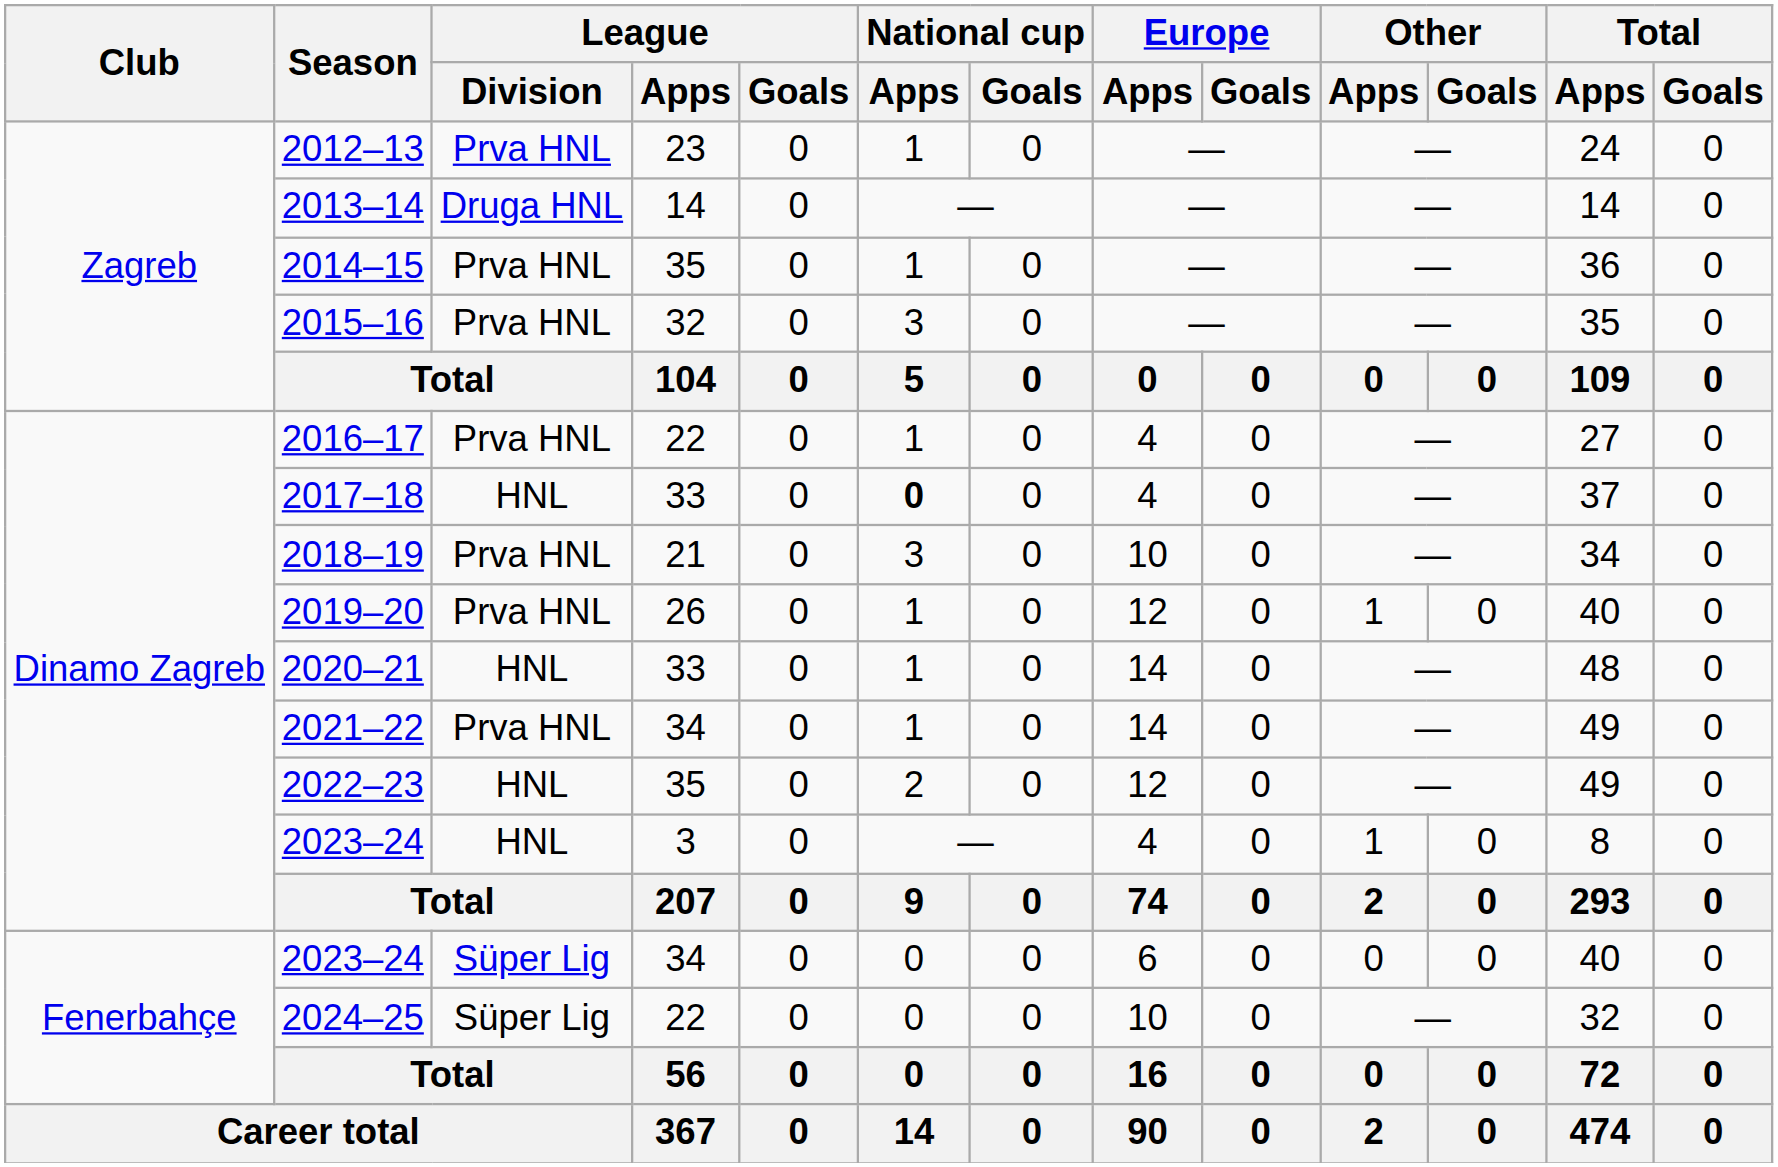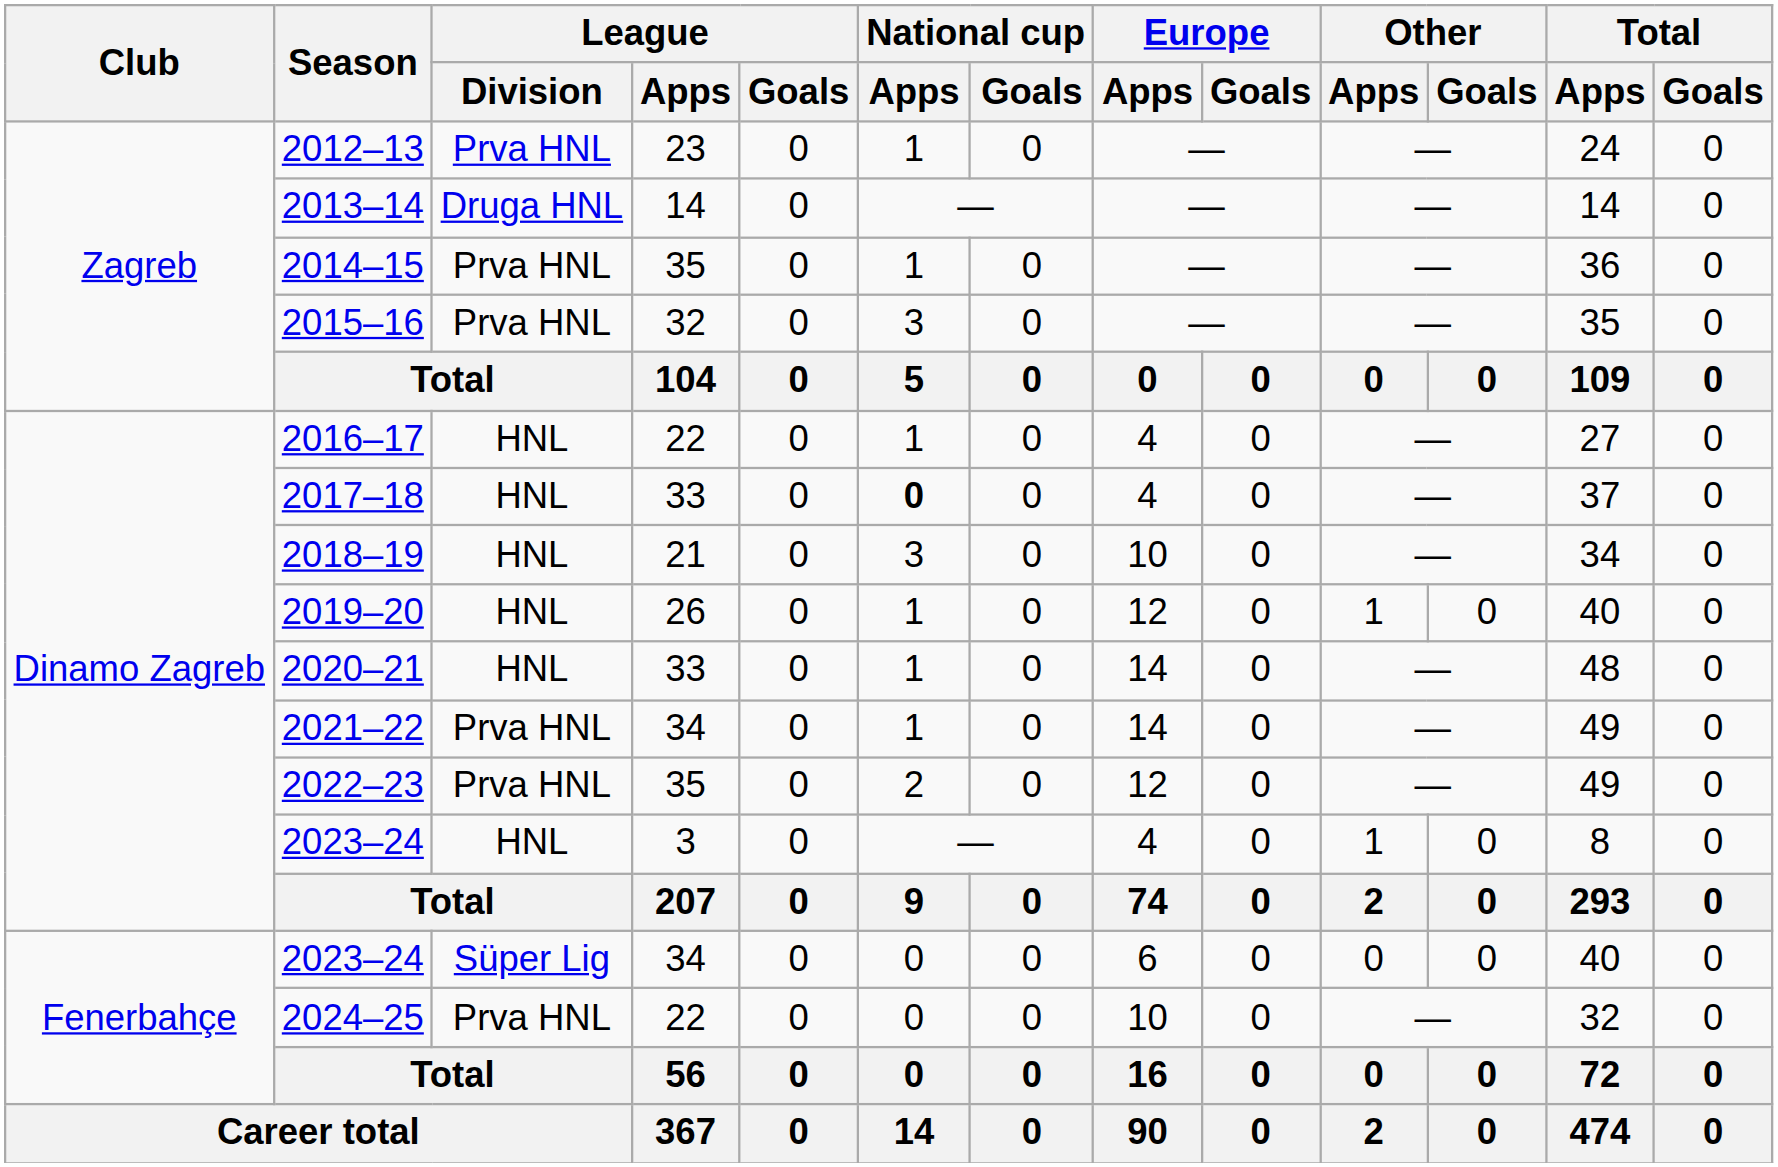(532, 438) Prva HNL -> (532, 438) HNL
(532, 554) Prva HNL -> (532, 554) HNL
(532, 611) Prva HNL -> (532, 611) HNL
(532, 785) HNL -> (532, 785) Prva HNL
(532, 1016) Süper Lig -> (532, 1016) Prva HNL
